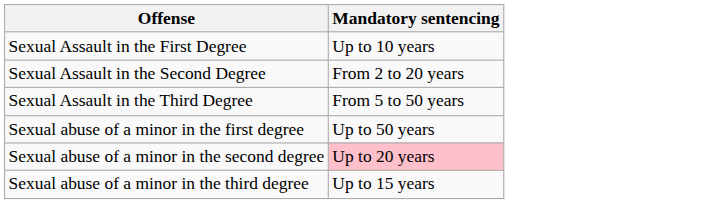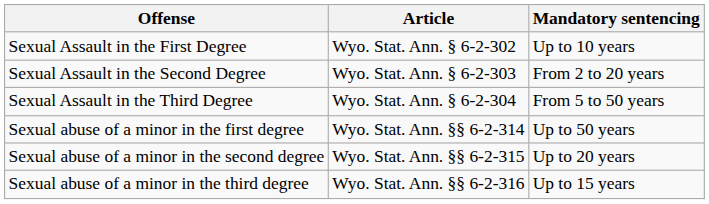+ column: (428, 18)
(383, 156) pink background -> (584, 156) no background
